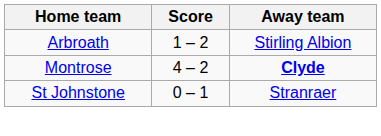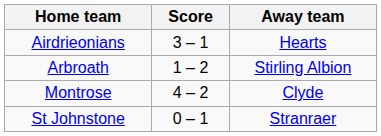+ row: (78, 42)
(303, 67) bold -> (303, 93) normal
